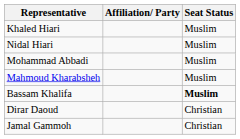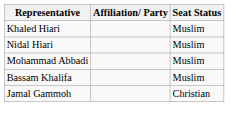- row: (53, 77)
(201, 93) bold -> (188, 77) normal
- row: (32, 110)
